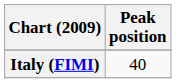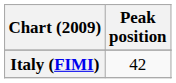(138, 63) 40 -> (138, 63) 42
